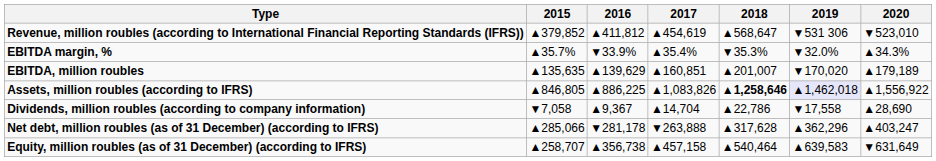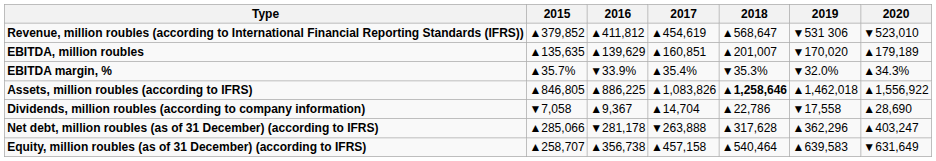rows swapped: (75, 71) <-> (60, 52)
(825, 90) lavender background -> (825, 90) no background
